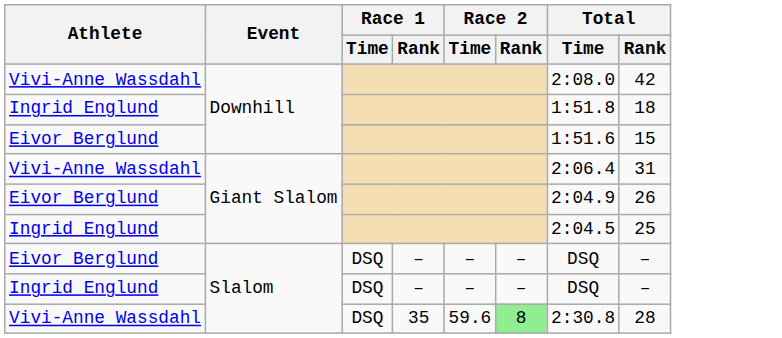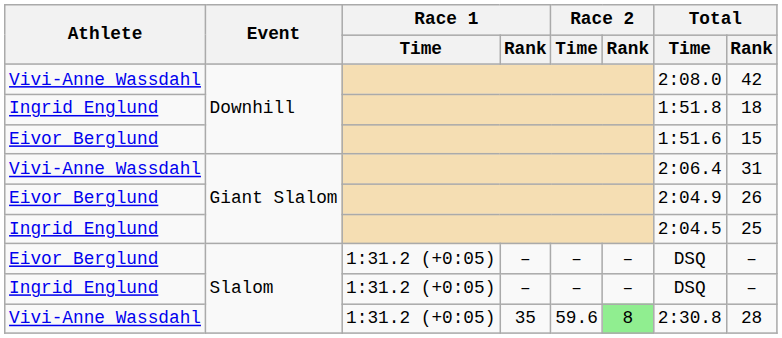(367, 258) DSQ -> (421, 258) 1:31.2 (+0:05)
(367, 288) DSQ -> (421, 288) 1:31.2 (+0:05)
(367, 318) DSQ -> (421, 318) 1:31.2 (+0:05)
